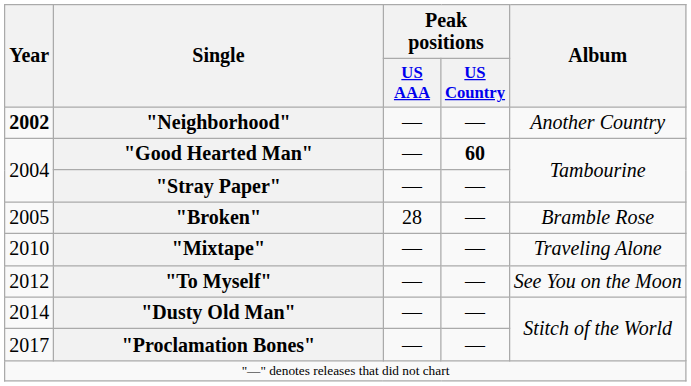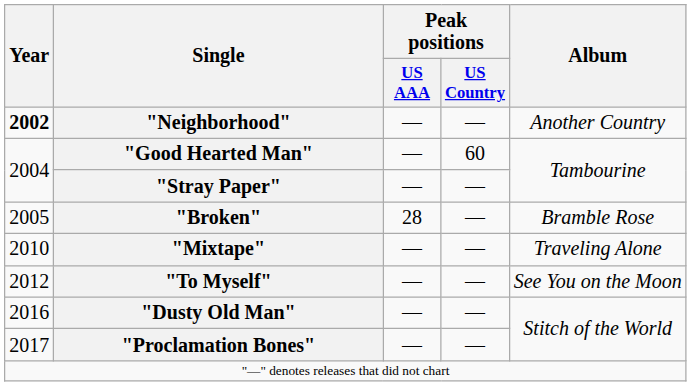(475, 154) bold -> (475, 154) normal
(29, 312) 2014 -> (29, 312) 2016
